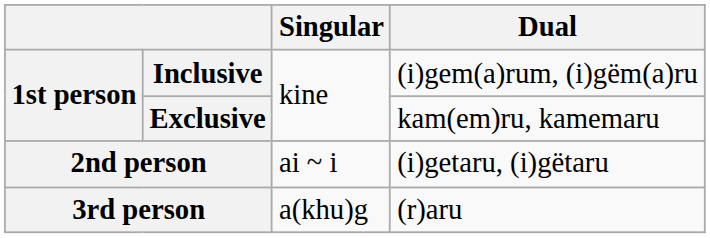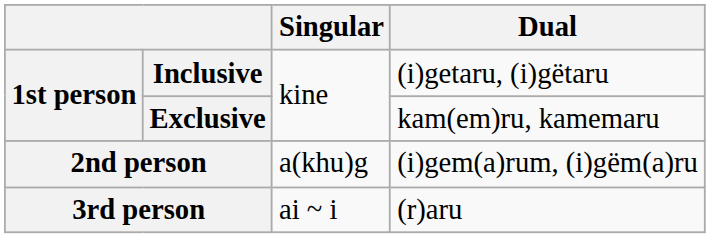(548, 72) (i)gem(a)rum, (i)gëm(a)ru -> (503, 72) (i)getaru, (i)gëtaru
(308, 163) ai ~ i -> (324, 163) a(khu)g
(503, 163) (i)getaru, (i)gëtaru -> (548, 163) (i)gem(a)rum, (i)gëm(a)ru
(324, 208) a(khu)g -> (308, 208) ai ~ i
